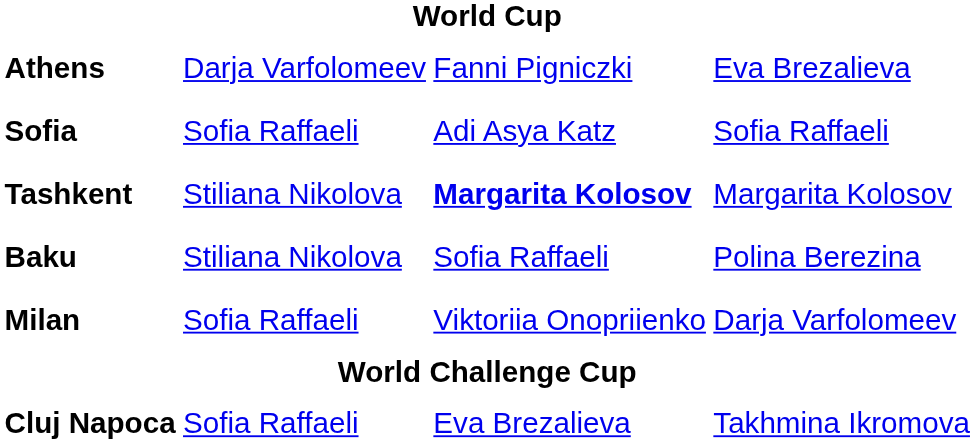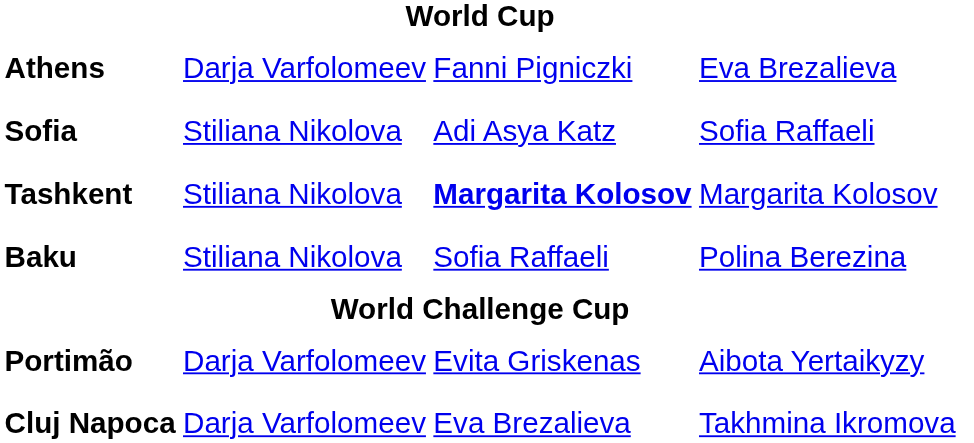(271, 131) Sofia Raffaeli -> (292, 131) Stiliana Nikolova
- row: (42, 320)
+ row: (69, 360)
(271, 423) Sofia Raffaeli -> (304, 423) Darja Varfolomeev
